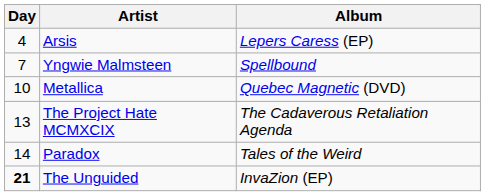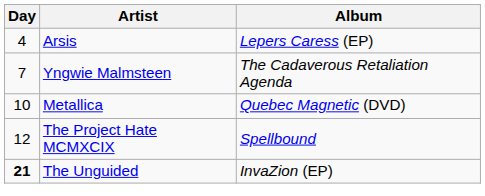(278, 64) Spellbound -> (334, 73) The Cadaverous Retaliation Agenda
(22, 121) 13 -> (22, 138) 12
(334, 121) The Cadaverous Retaliation Agenda -> (278, 138) Spellbound
- row: (71, 154)
